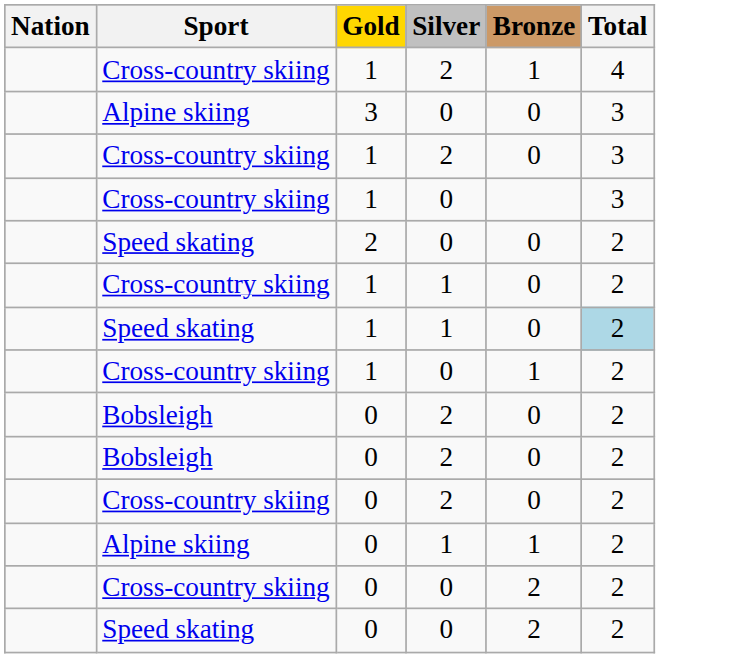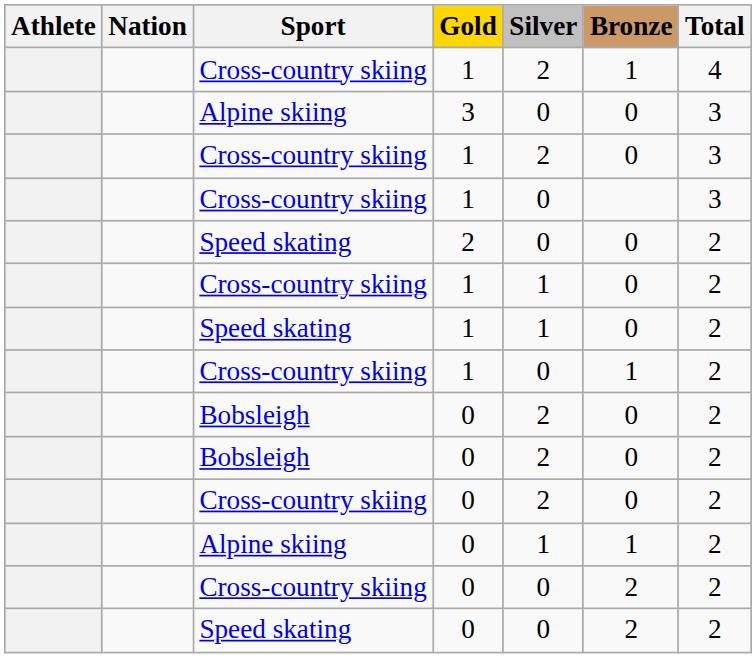+ column: (53, 26)
(618, 328) lightblue background -> (715, 328) no background
